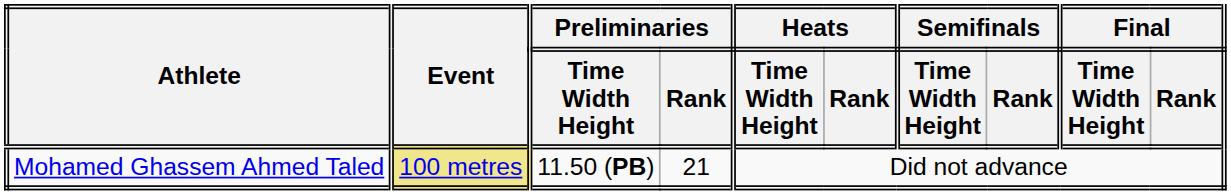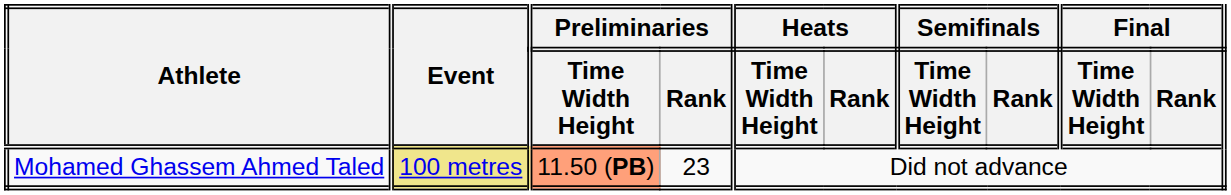(596, 167) no background -> (596, 167) lightsalmon background
(696, 167) 21 -> (696, 167) 23
